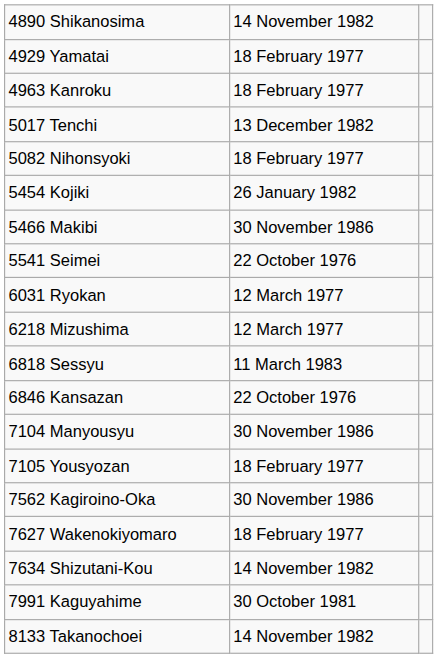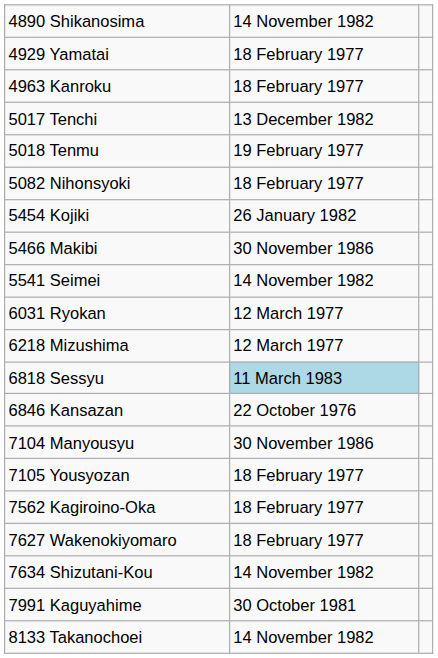+ row: (54, 151)
(295, 261) 22 October 1976 -> (304, 281) 14 November 1982
(288, 363) no background -> (288, 378) lightblue background
(304, 500) 30 November 1986 -> (298, 507) 18 February 1977
